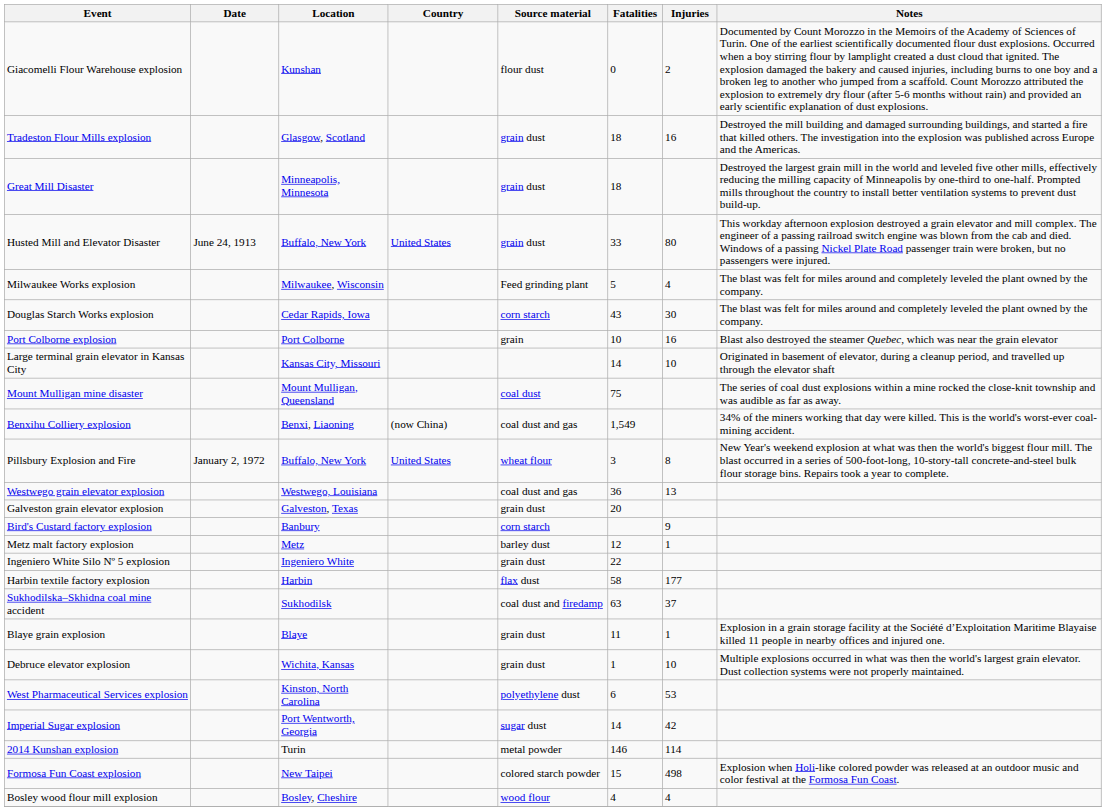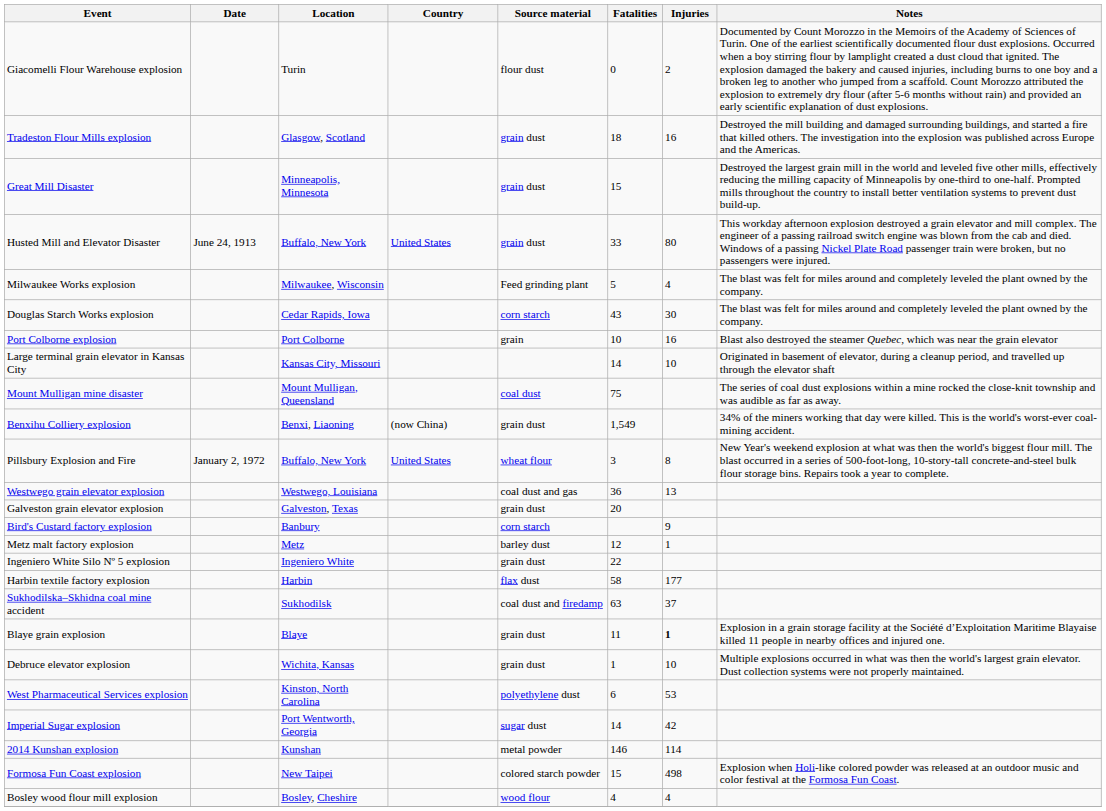(301, 68) Kunshan -> (293, 68) Turin
(616, 186) 18 -> (616, 186) 15
(539, 424) coal dust and gas -> (523, 424) grain dust
(668, 634) normal -> (668, 634) bold
(293, 749) Turin -> (301, 749) Kunshan
